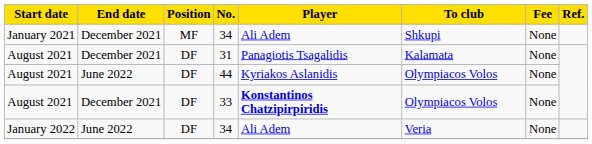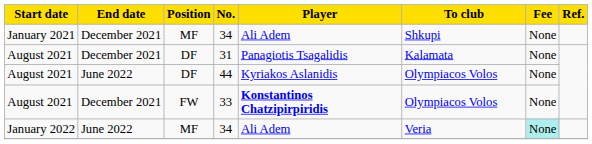(189, 101) DF -> (189, 101) FW
(189, 128) DF -> (189, 128) MF
(543, 128) no background -> (543, 128) paleturquoise background
